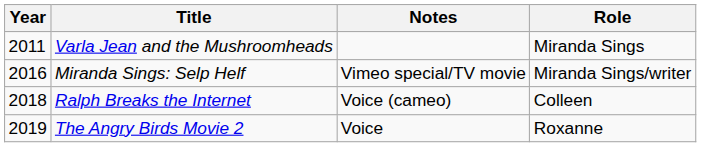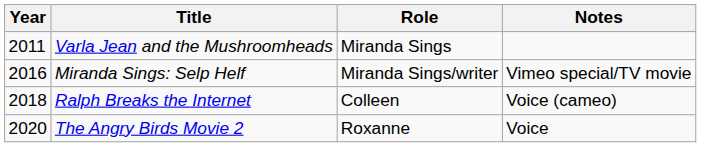columns swapped: (613, 18) <-> (433, 18)
(28, 127) 2019 -> (28, 127) 2020
